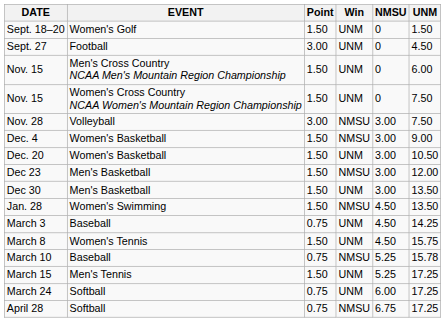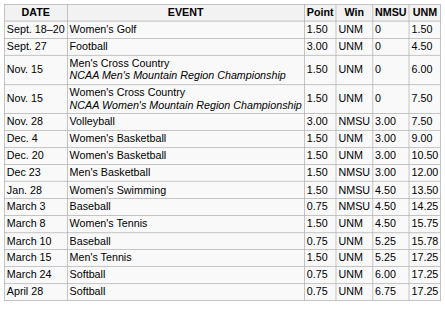(354, 139) NMSU -> (351, 139) UNM
- row: (24, 190)
(351, 224) UNM -> (354, 207) NMSU
(354, 258) NMSU -> (351, 241) UNM
(354, 309) NMSU -> (351, 292) UNM
